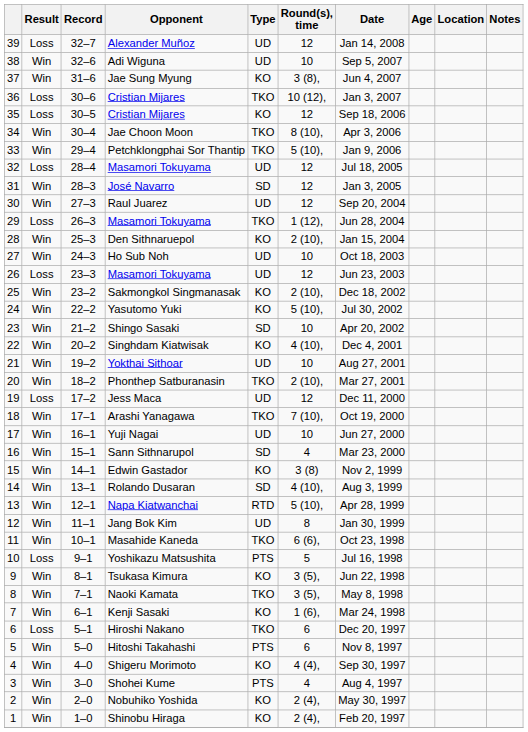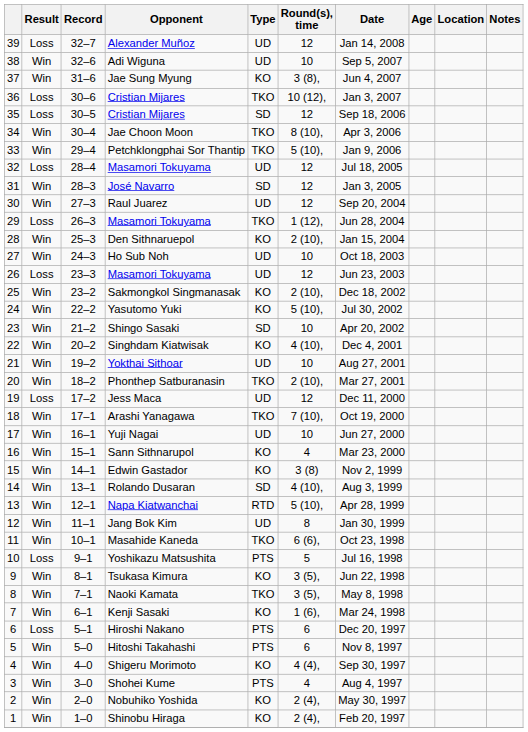(263, 114) KO -> (263, 114) SD
(263, 452) SD -> (263, 452) KO
(263, 629) TKO -> (263, 629) PTS
